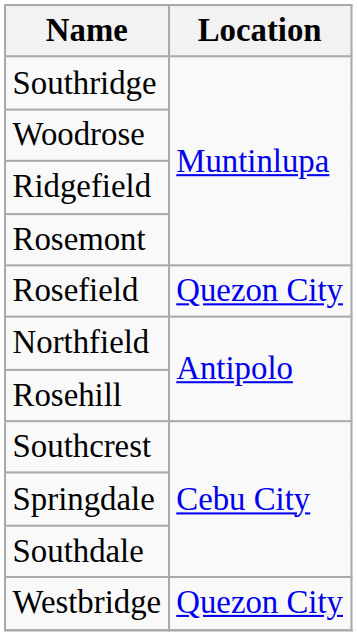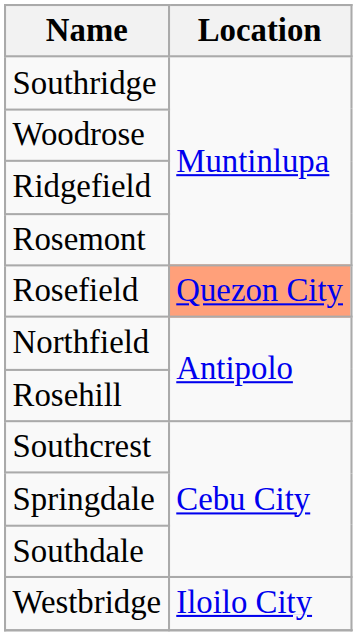(260, 290) no background -> (260, 290) lightsalmon background
(260, 602) Quezon City -> (244, 602) Iloilo City
